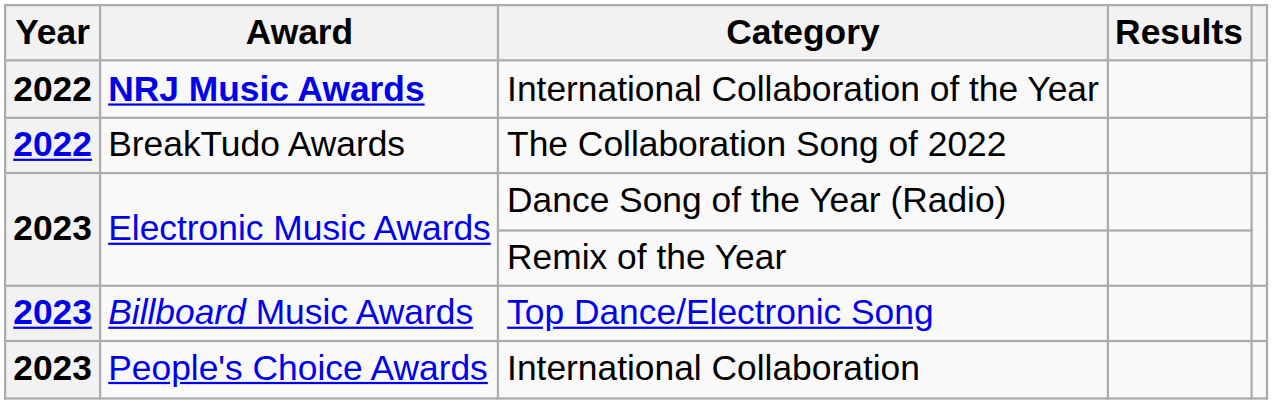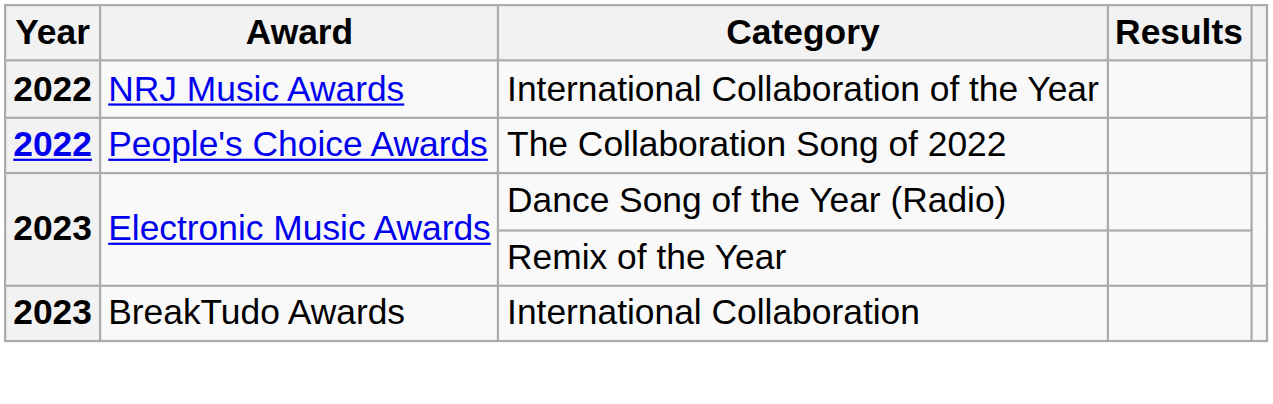(266, 88) bold -> (256, 88) normal
(257, 144) BreakTudo Awards -> (298, 144) People's Choice Awards
- row: (720, 312)
(298, 369) People's Choice Awards -> (257, 312) BreakTudo Awards
